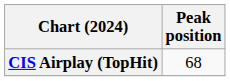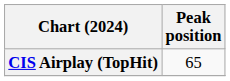(193, 62) 68 -> (193, 62) 65
